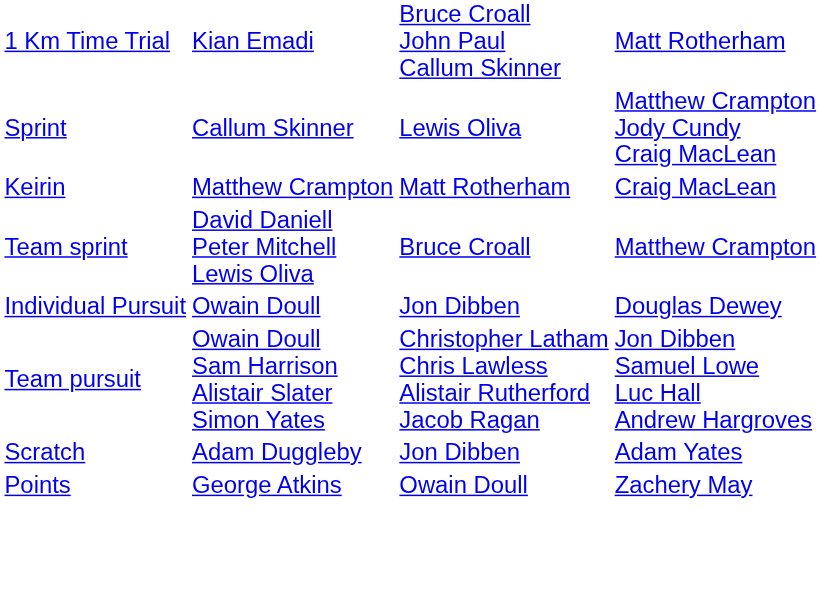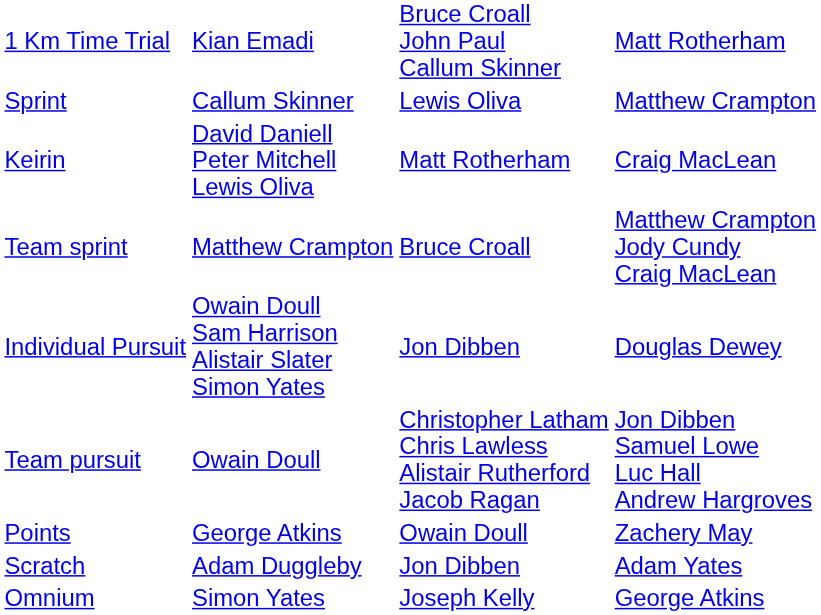(715, 127) Matthew Crampton Jody Cundy Craig MacLean -> (715, 101) Matthew Crampton
(293, 187) Matthew Crampton -> (264, 160) David Daniell Peter Mitchell Lewis Oliva
(264, 247) David Daniell Peter Mitchell Lewis Oliva -> (293, 247) Matthew Crampton
(715, 247) Matthew Crampton -> (715, 247) Matthew Crampton Jody Cundy Craig MacLean
(256, 306) Owain Doull -> (265, 346) Owain Doull Sam Harrison Alistair Slater Simon Yates
(265, 379) Owain Doull Sam Harrison Alistair Slater Simon Yates -> (256, 460) Owain Doull
rows swapped: (38, 485) <-> (45, 452)
+ row: (50, 598)
